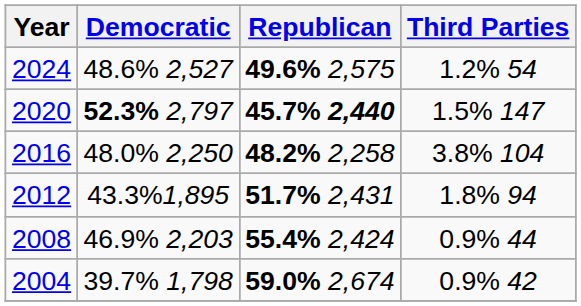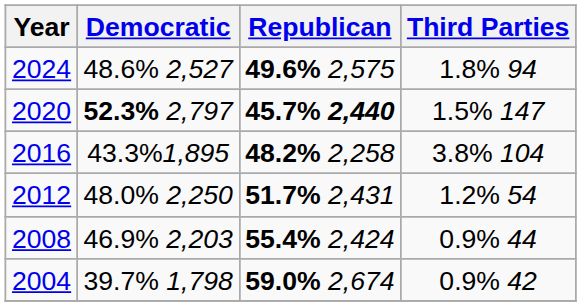(488, 69) 1.2% 54 -> (488, 69) 1.8% 94
(158, 153) 48.0% 2,250 -> (158, 153) 43.3%1,895
(158, 195) 43.3%1,895 -> (158, 195) 48.0% 2,250
(488, 195) 1.8% 94 -> (488, 195) 1.2% 54
